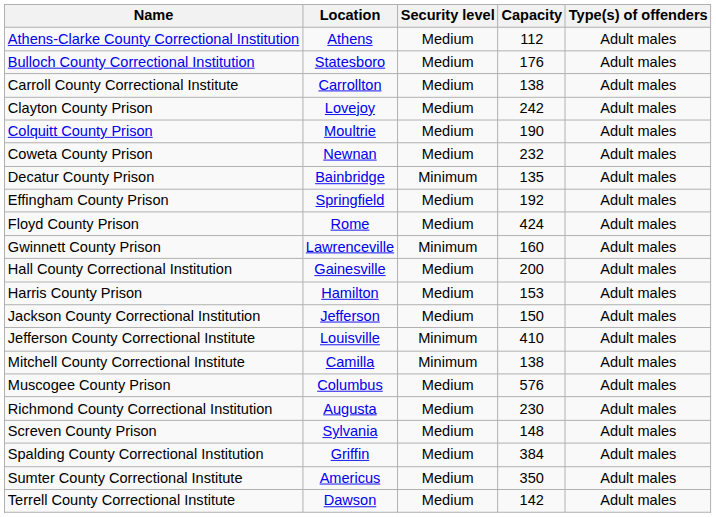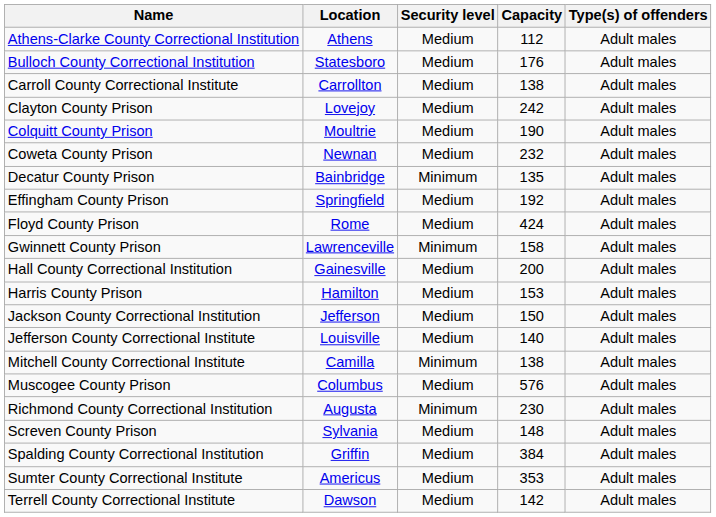(532, 246) 160 -> (532, 246) 158
(448, 339) Minimum -> (448, 339) Medium
(532, 339) 410 -> (532, 339) 140
(448, 408) Medium -> (448, 408) Minimum
(532, 477) 350 -> (532, 477) 353
